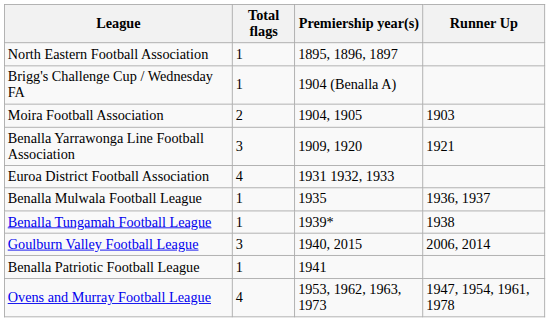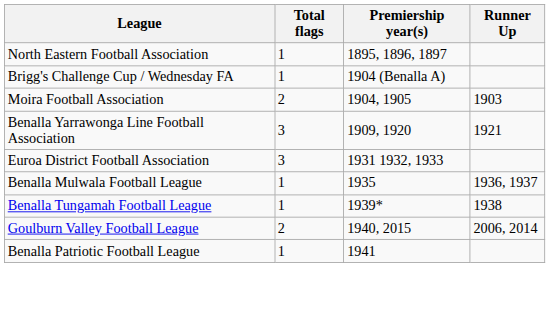(239, 176) 4 -> (281, 160) 3
(239, 244) 3 -> (281, 228) 2
- row: (109, 297)
